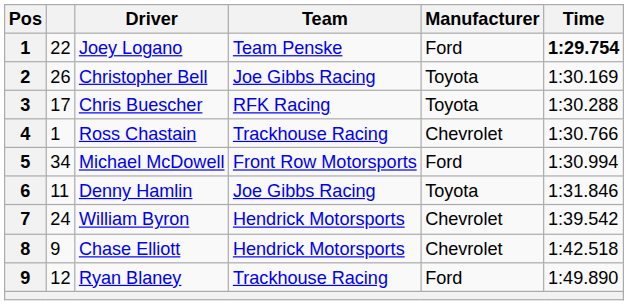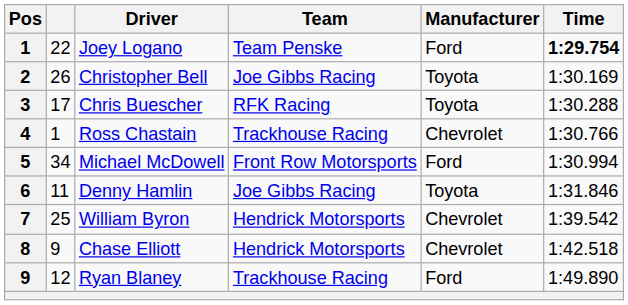(60, 220) 24 -> (60, 220) 25
